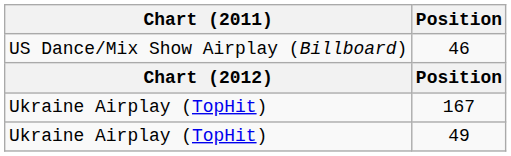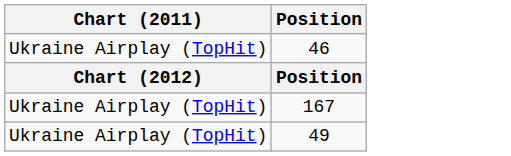(208, 49) US Dance/Mix Show Airplay (Billboard) -> (138, 49) Ukraine Airplay (TopHit)
